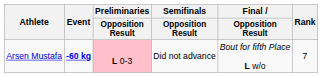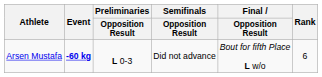(122, 61) pink background -> (122, 61) no background
(305, 57) 7 -> (305, 57) 6
